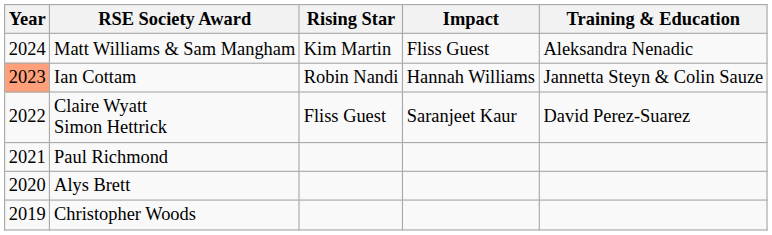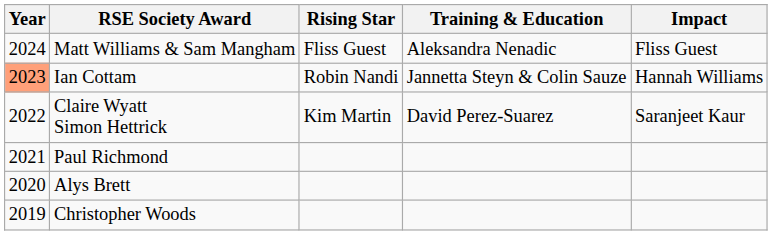columns swapped: (653, 19) <-> (471, 19)
(347, 48) Kim Martin -> (345, 48) Fliss Guest
(345, 116) Fliss Guest -> (347, 116) Kim Martin
